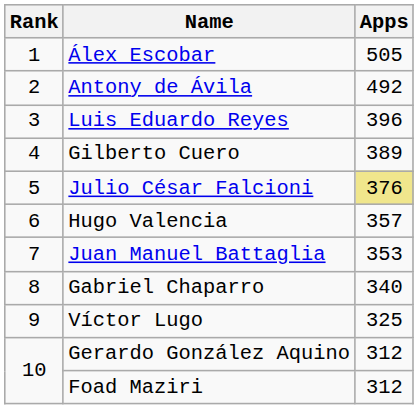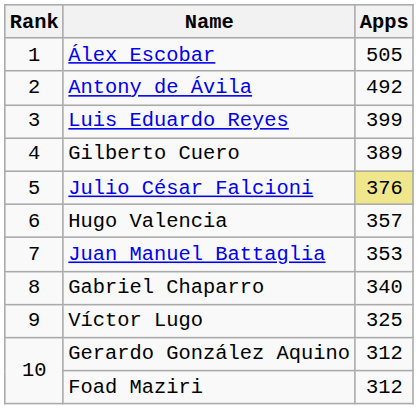(384, 121) 396 -> (384, 121) 399
